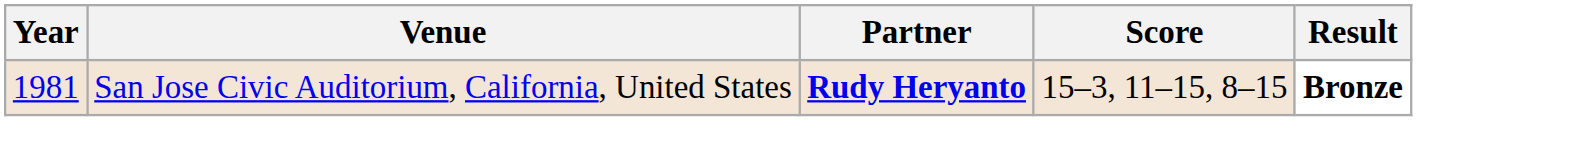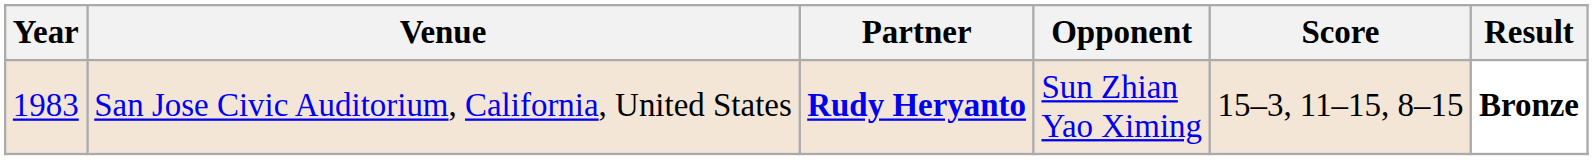+ column: (1122, 32)
(46, 86) 1981 -> (46, 105) 1983
